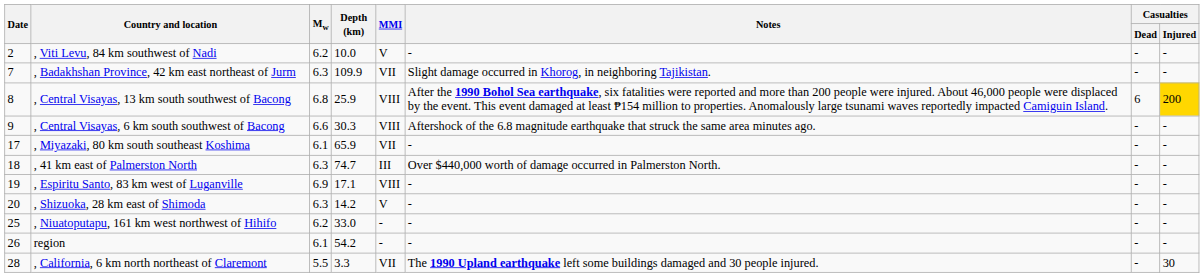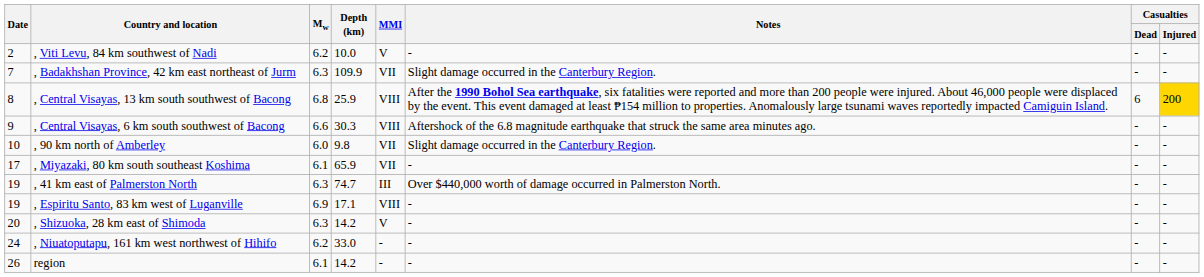(559, 72) Slight damage occurred in Khorog, in neighboring Tajikistan. -> (532, 72) Slight damage occurred in the Canterbury Region.
+ row: (99, 145)
(14, 164) 18 -> (14, 184) 19
(14, 223) 25 -> (14, 243) 24
(345, 243) 54.2 -> (345, 262) 14.2
- row: (150, 262)
